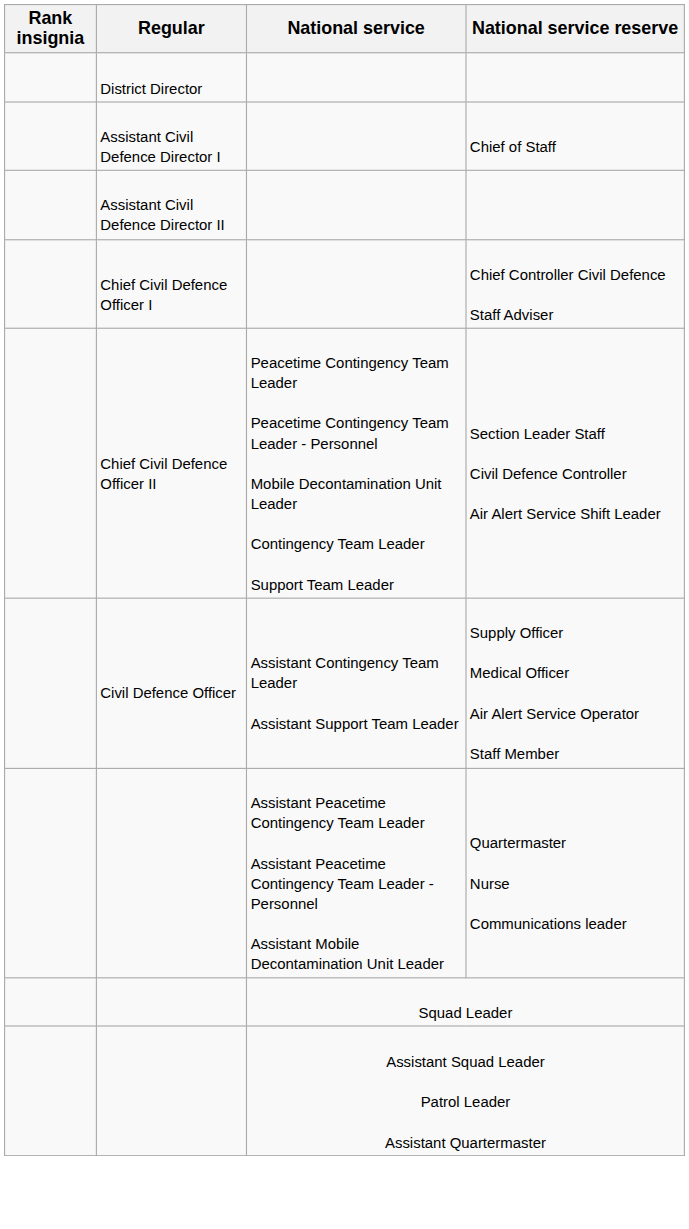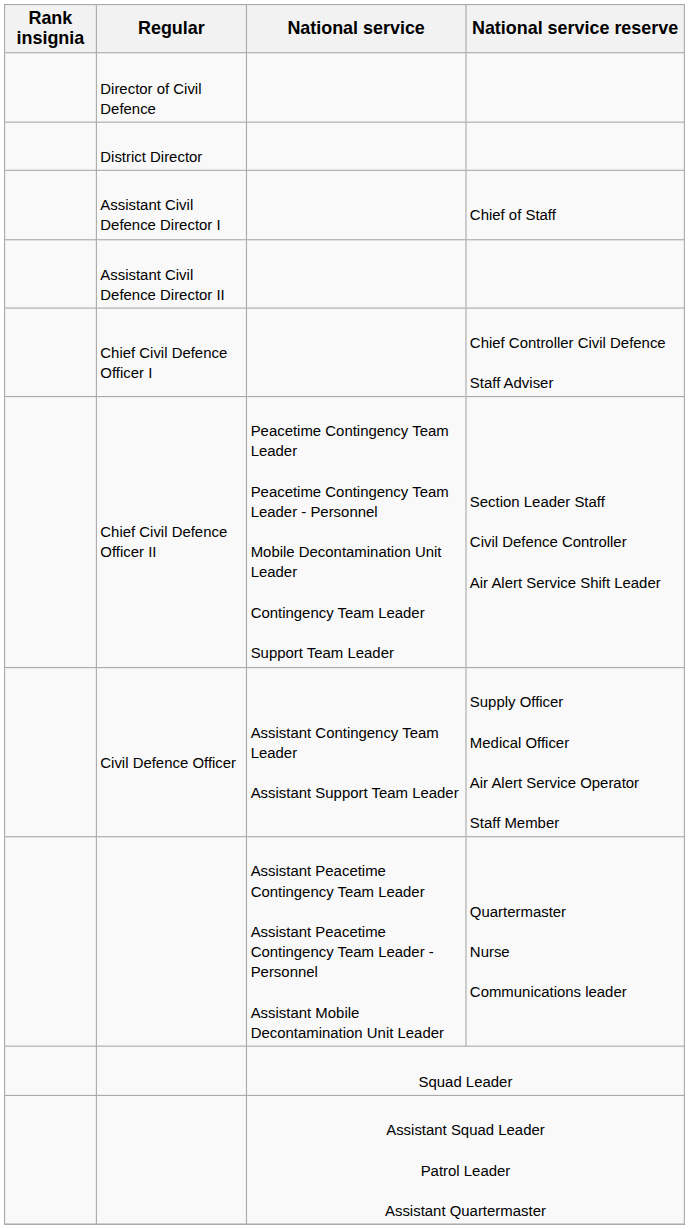+ row: (151, 98)
